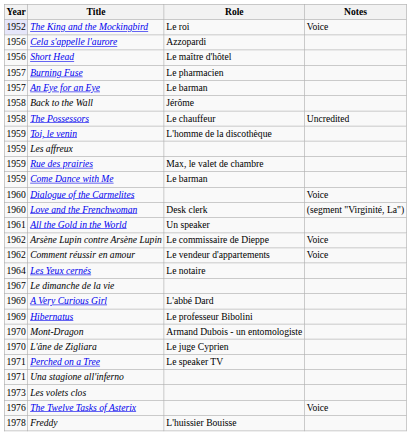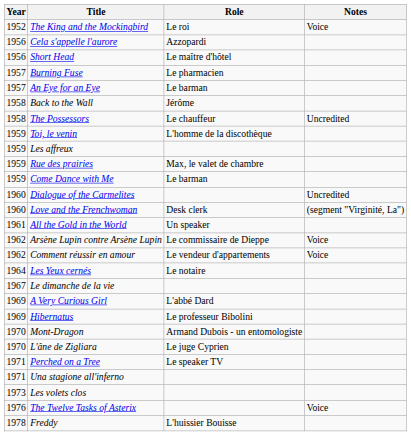(16, 27) lavender background -> (16, 27) no background
(318, 194) Voice -> (328, 194) Uncredited
